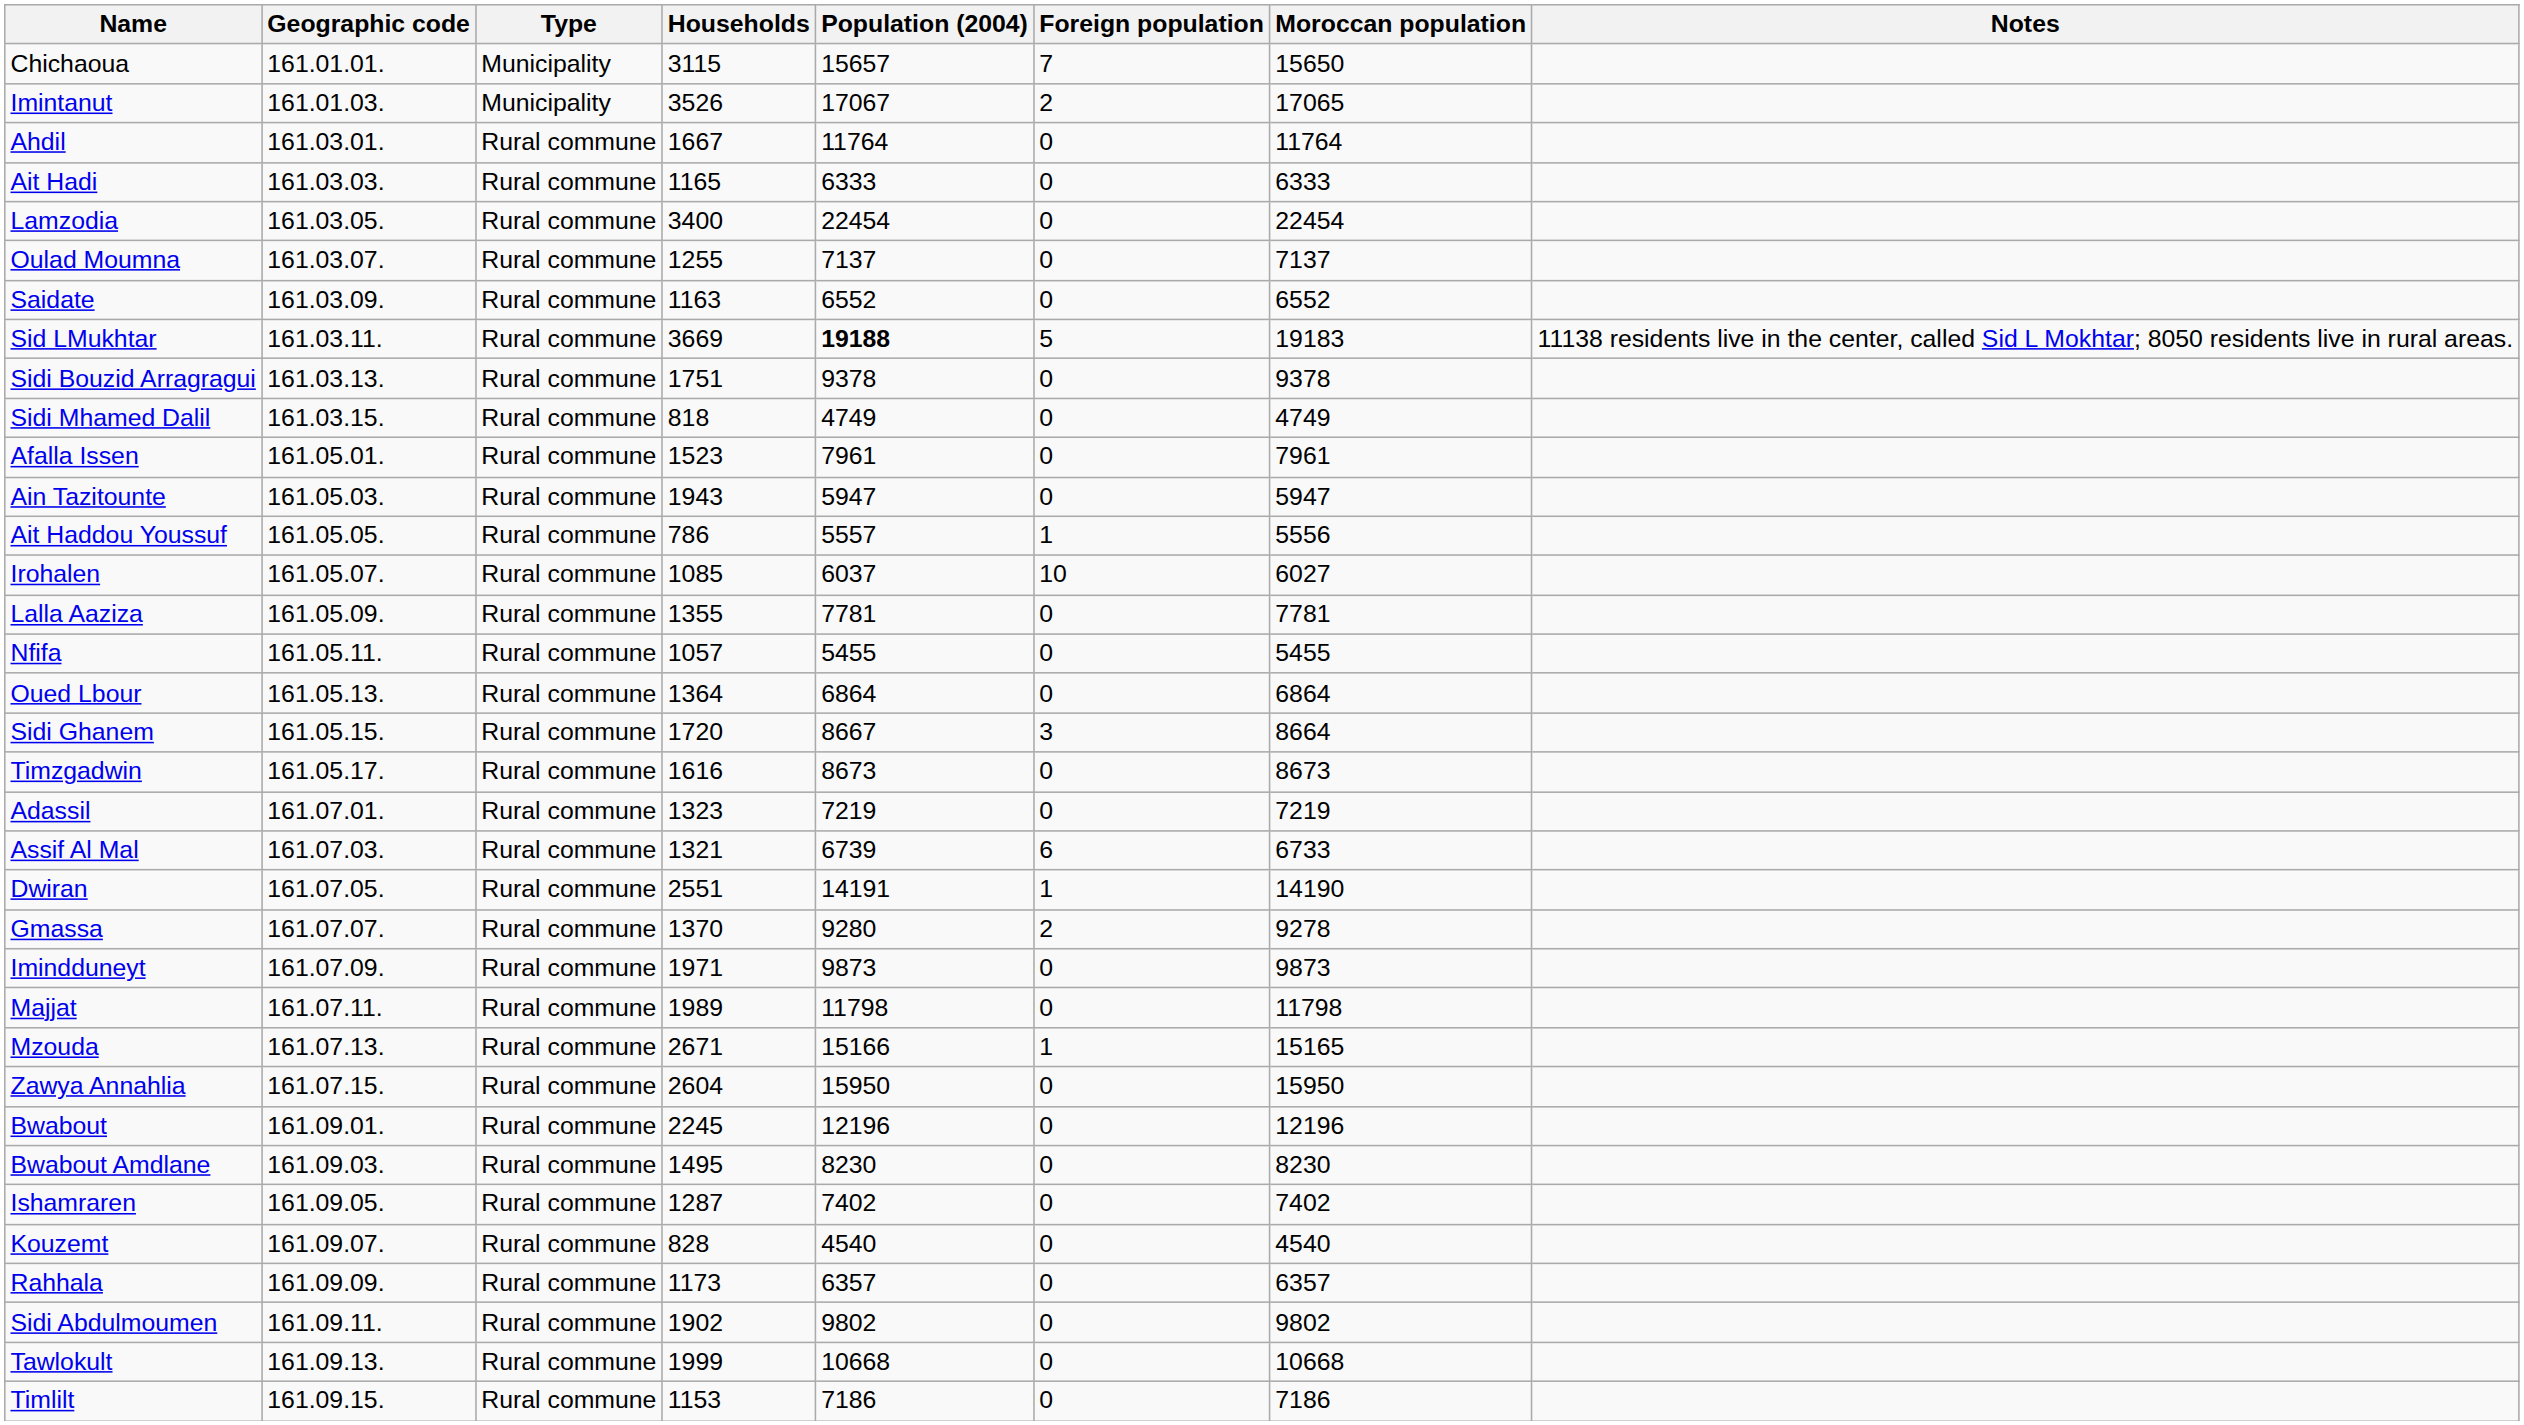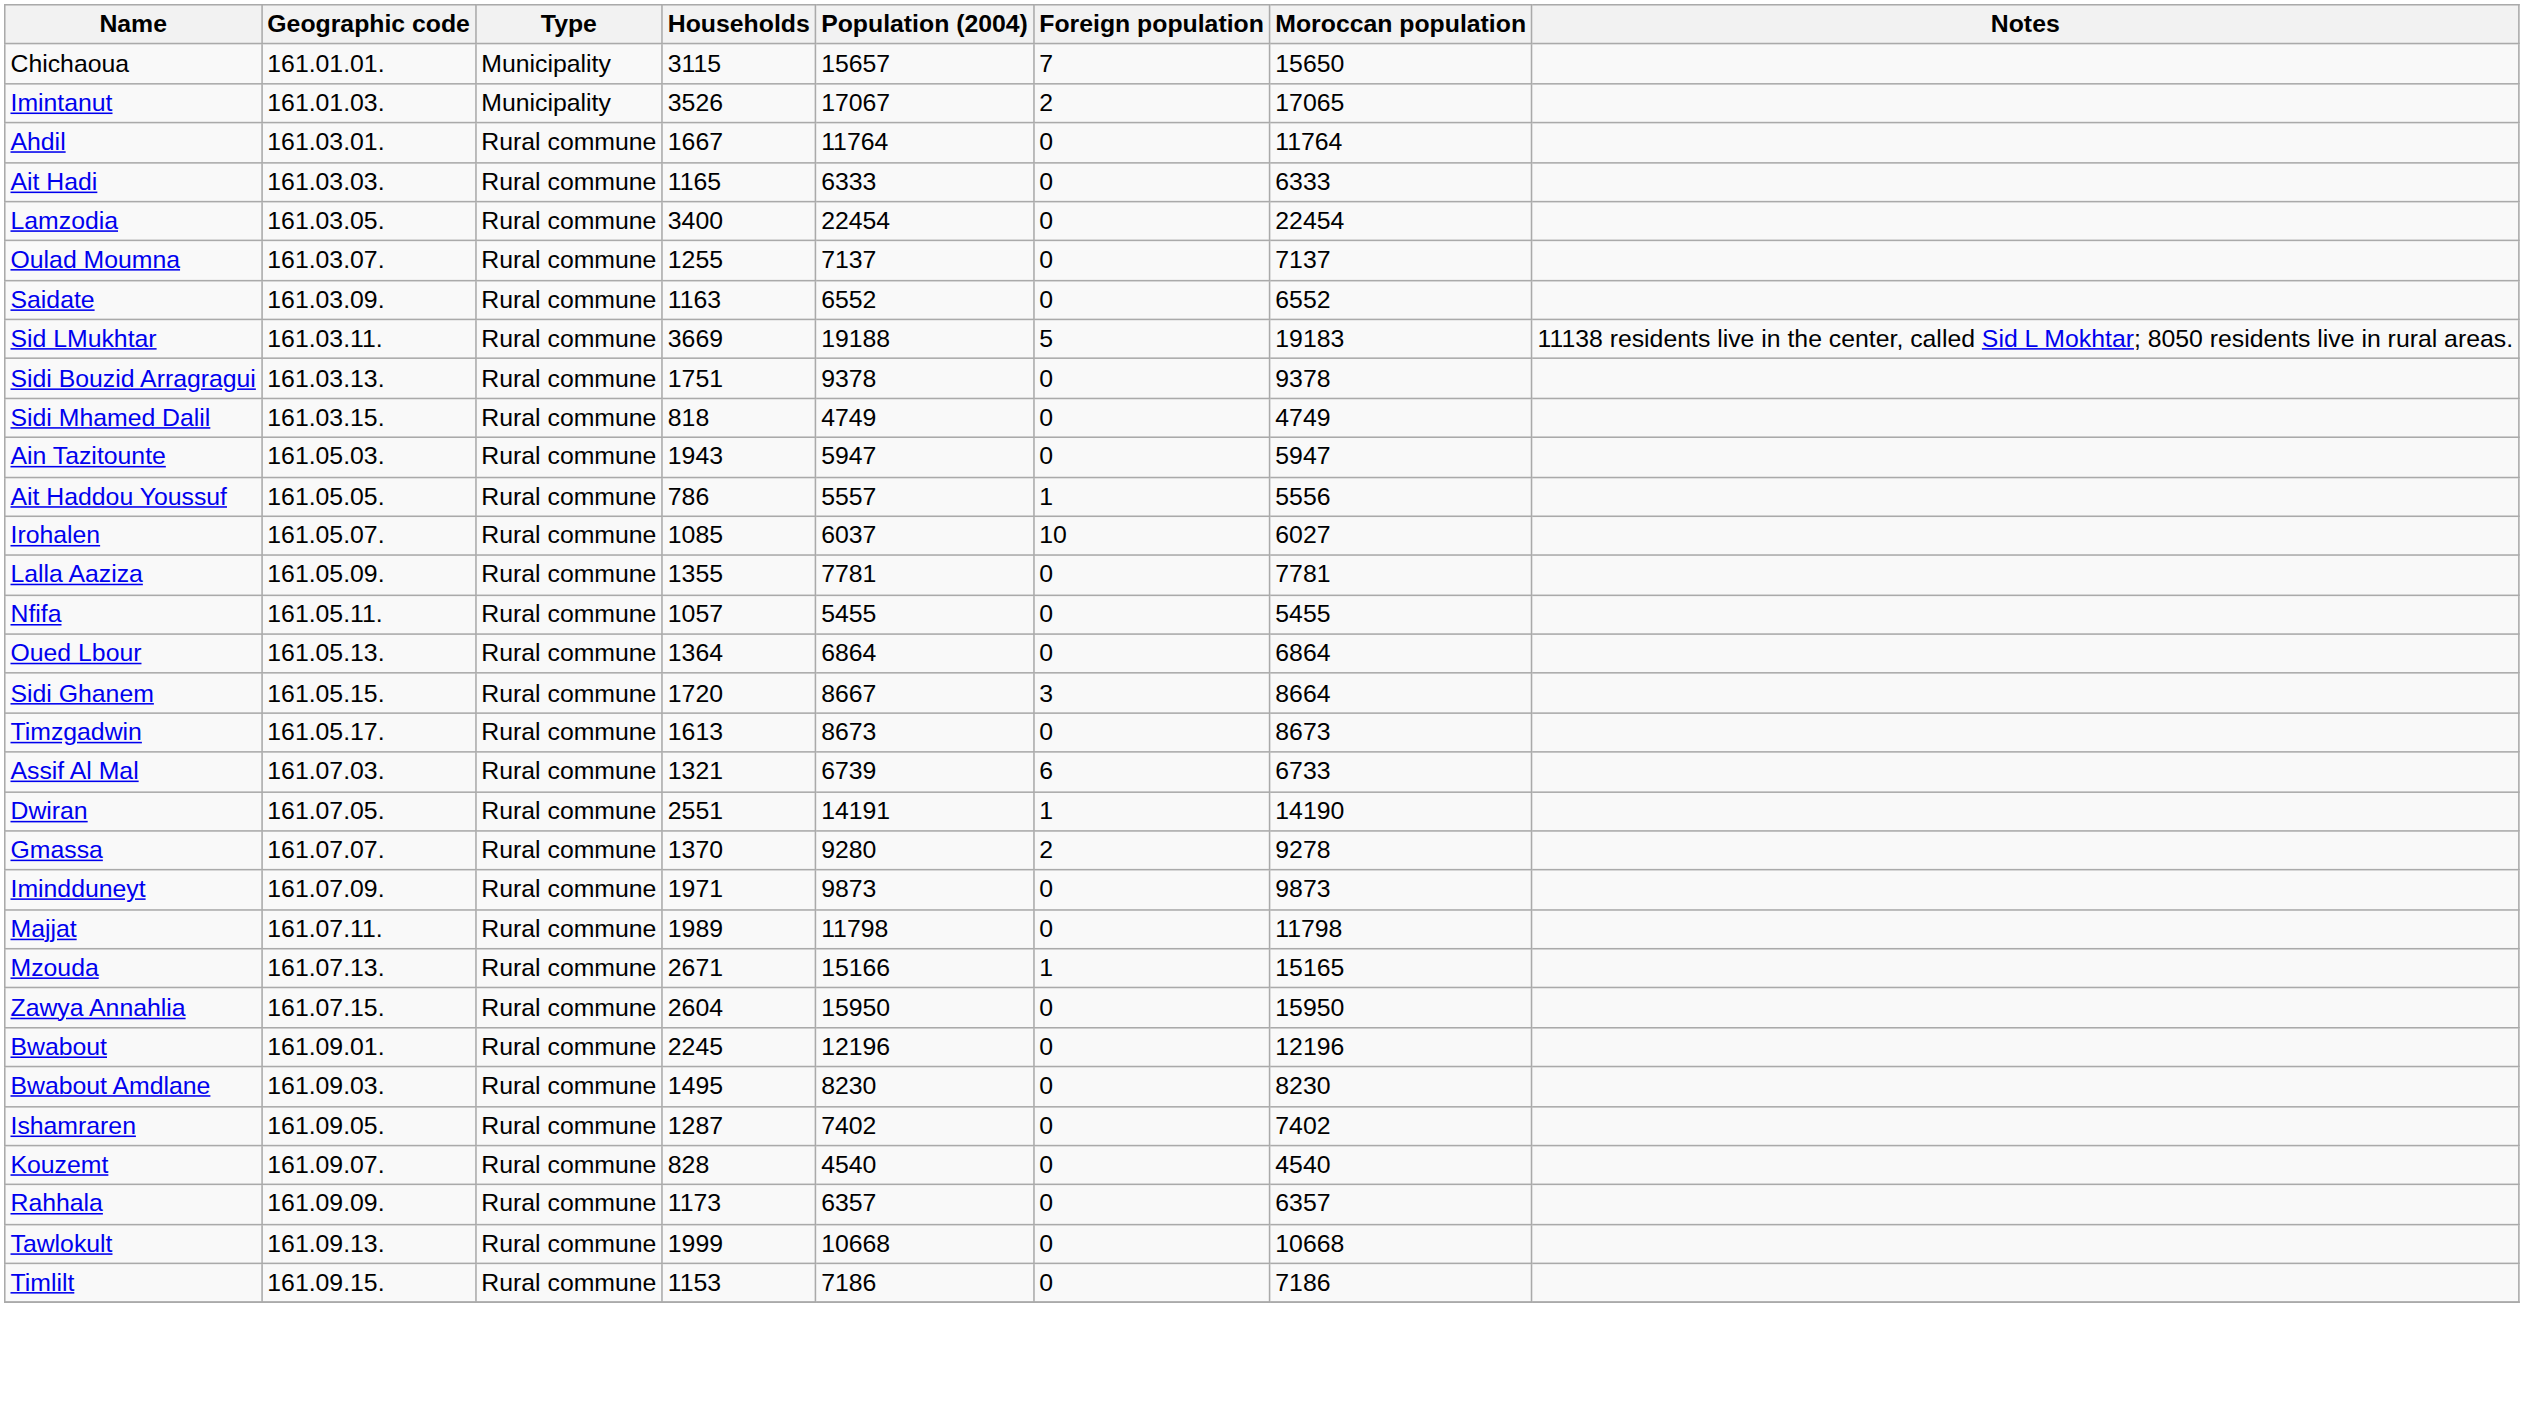(856, 338) bold -> (856, 338) normal
- row: (75, 456)
(695, 771) 1616 -> (695, 732) 1613
- row: (50, 810)
- row: (114, 1322)
